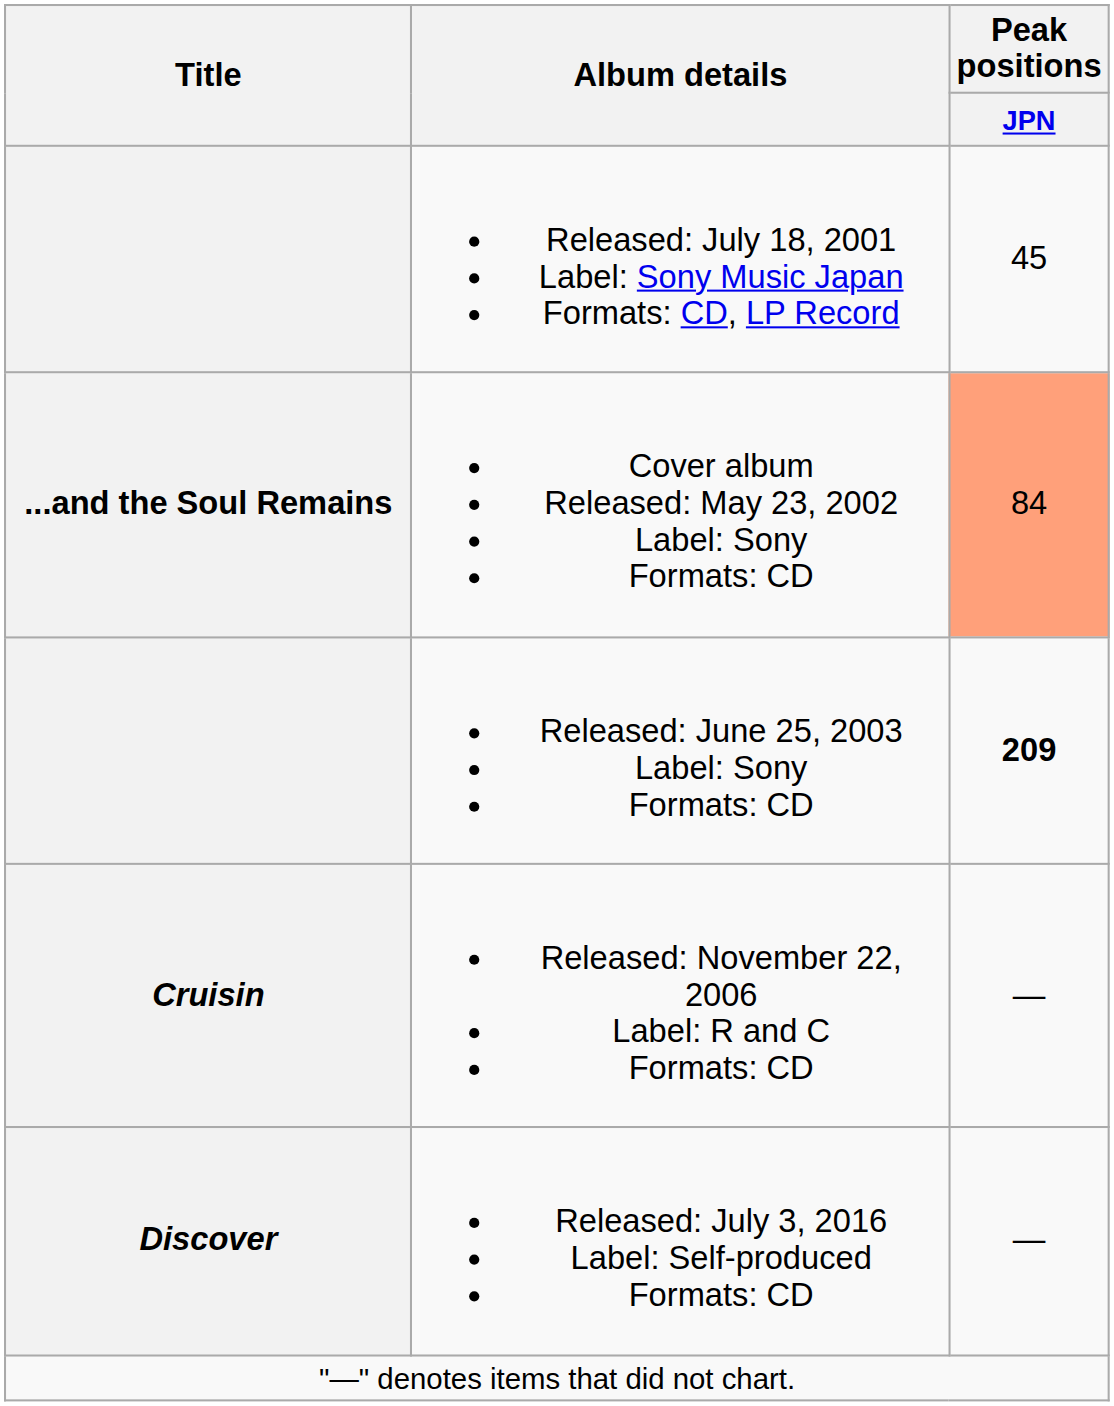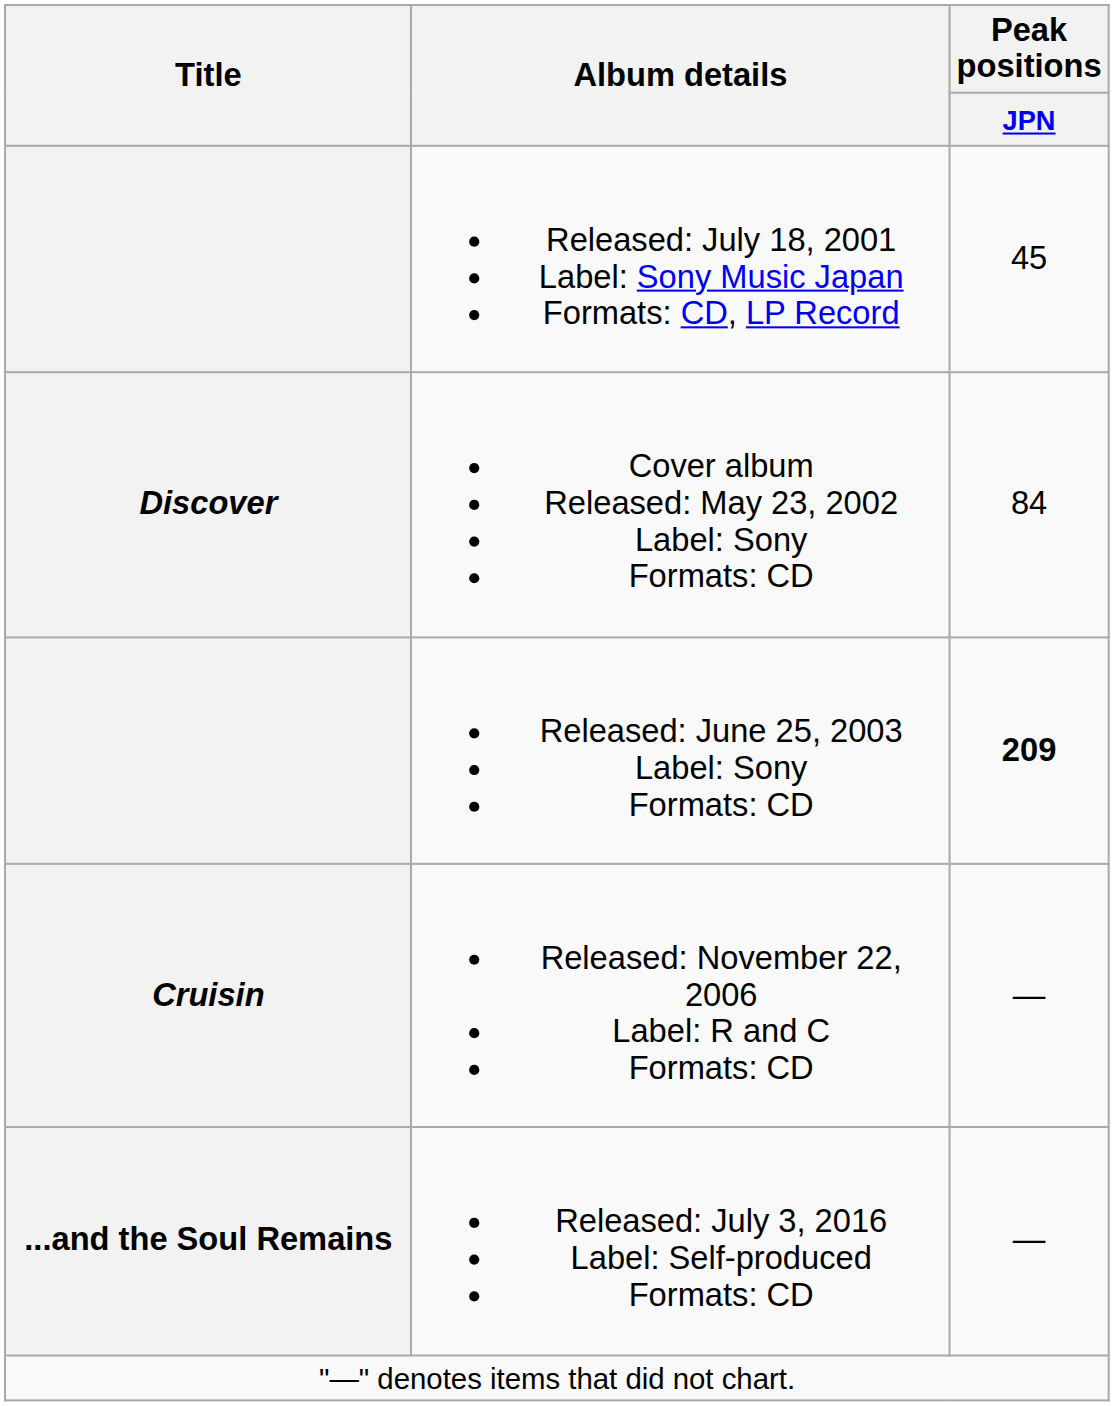(208, 503) ...and the Soul Remains -> (208, 503) Discover
(1029, 503) lightsalmon background -> (1029, 503) no background
(208, 1240) Discover -> (208, 1240) ...and the Soul Remains
